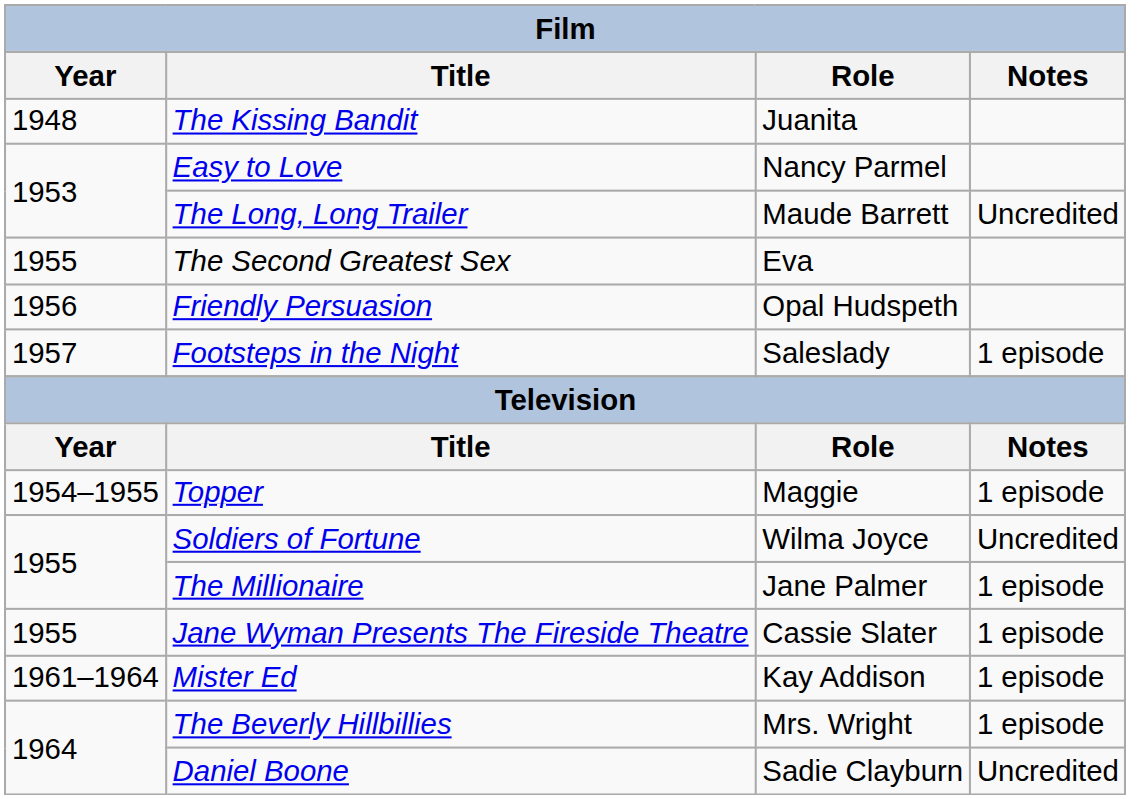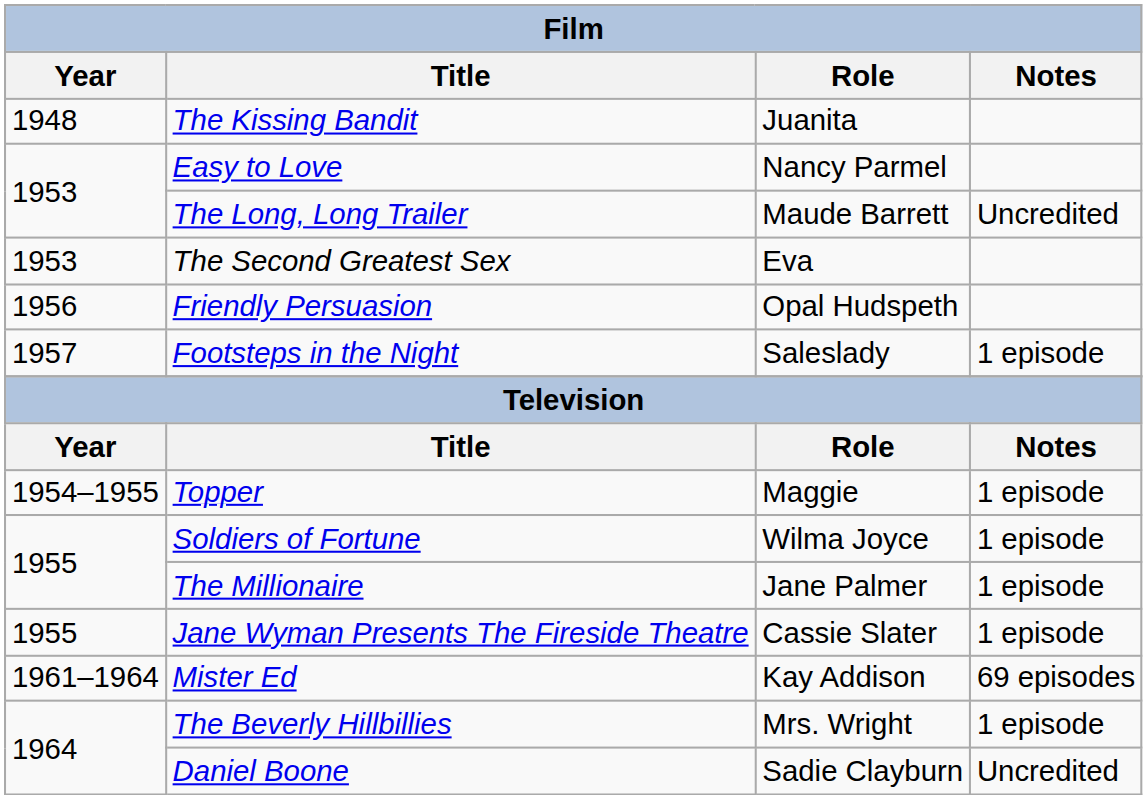(45, 261) 1955 -> (45, 261) 1953
(1048, 539) Uncredited -> (1041, 539) 1 episode
(1041, 678) 1 episode -> (1056, 678) 69 episodes
